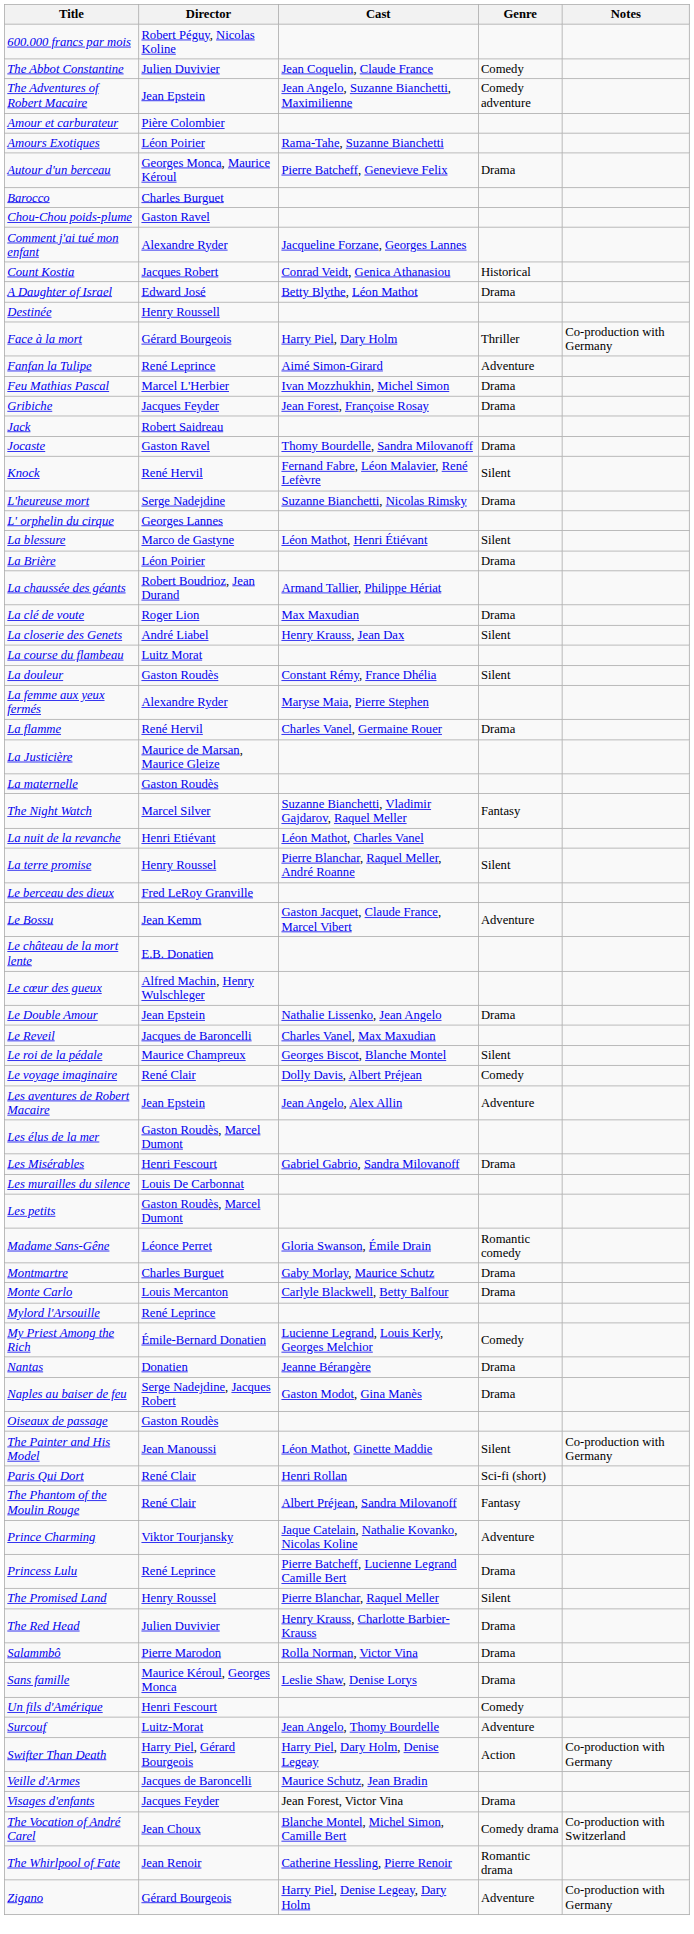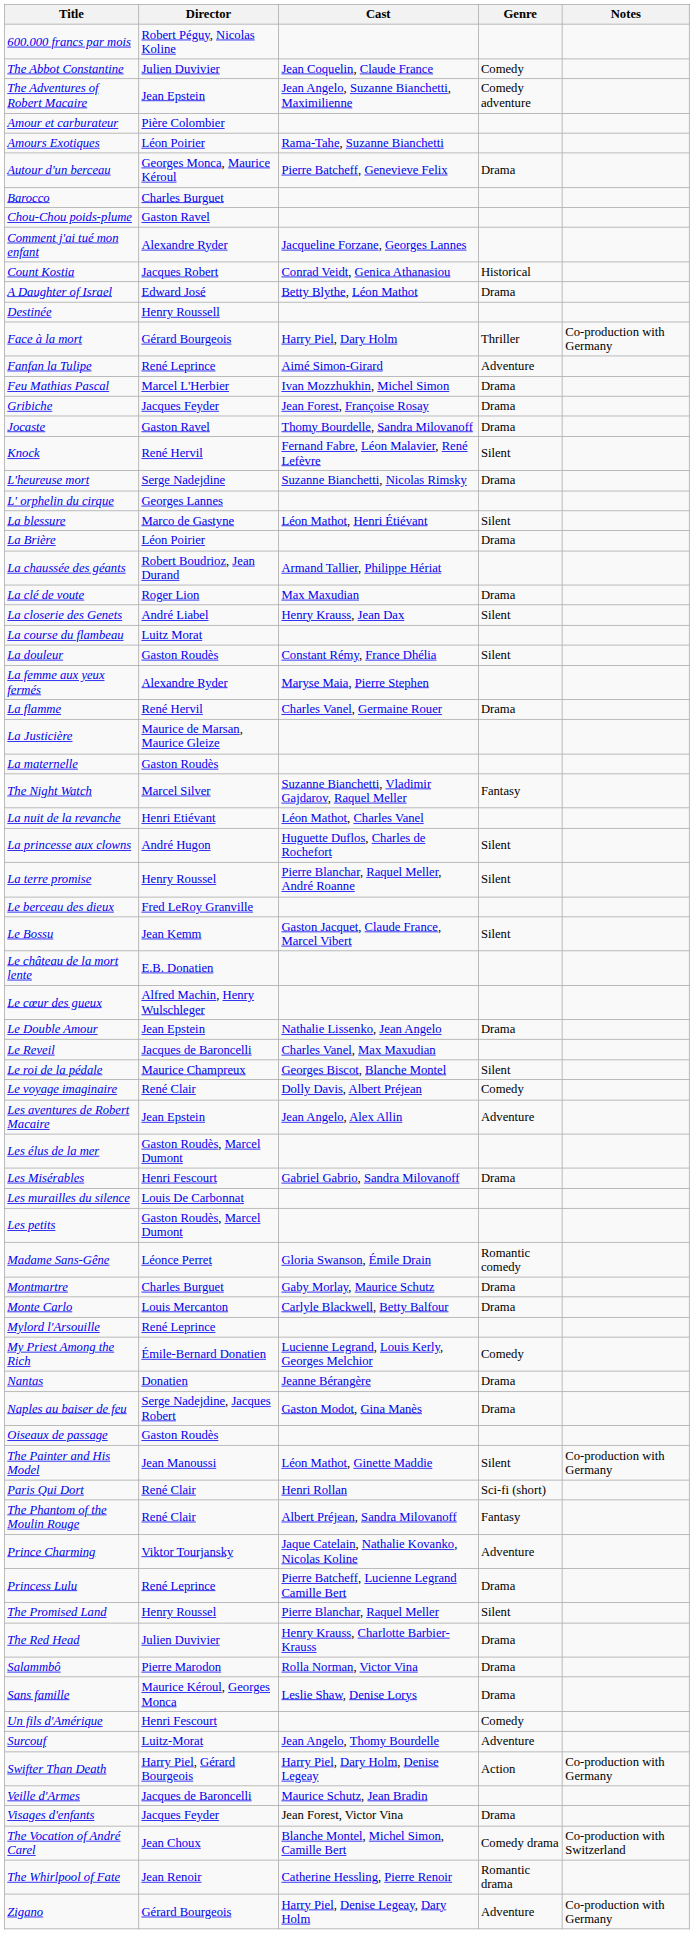- row: (19, 426)
+ row: (69, 845)
(508, 919) Adventure -> (496, 933) Silent
